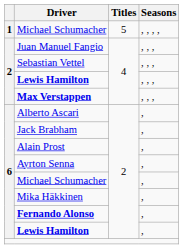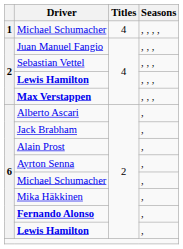(124, 29) 5 -> (124, 29) 4
